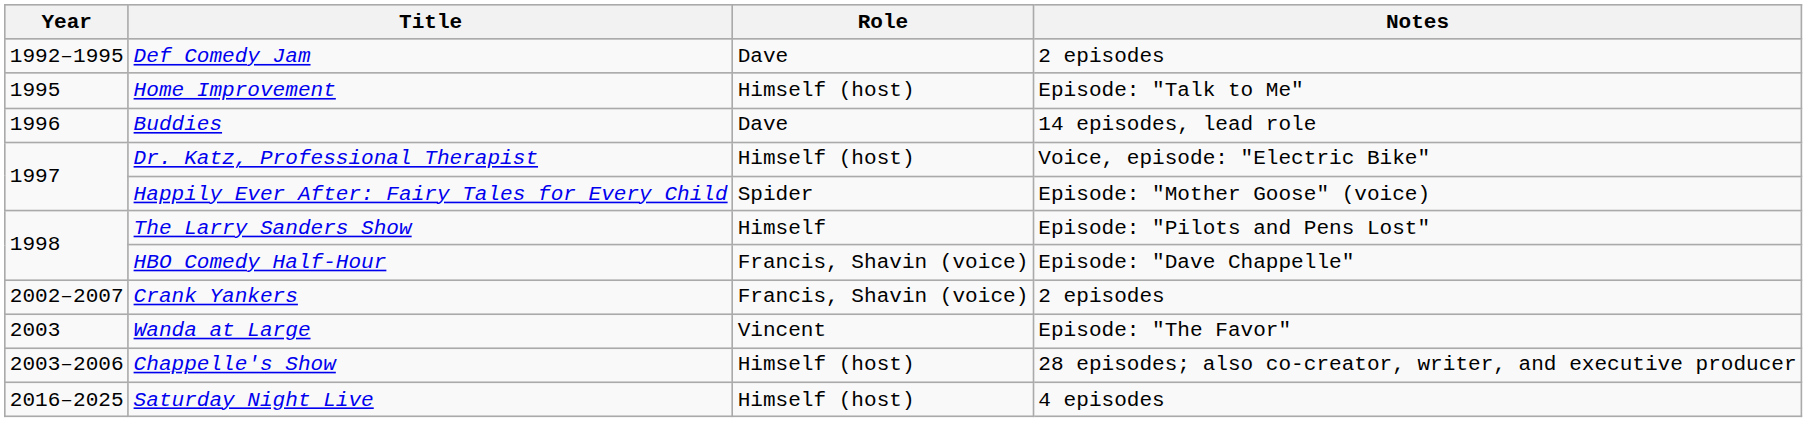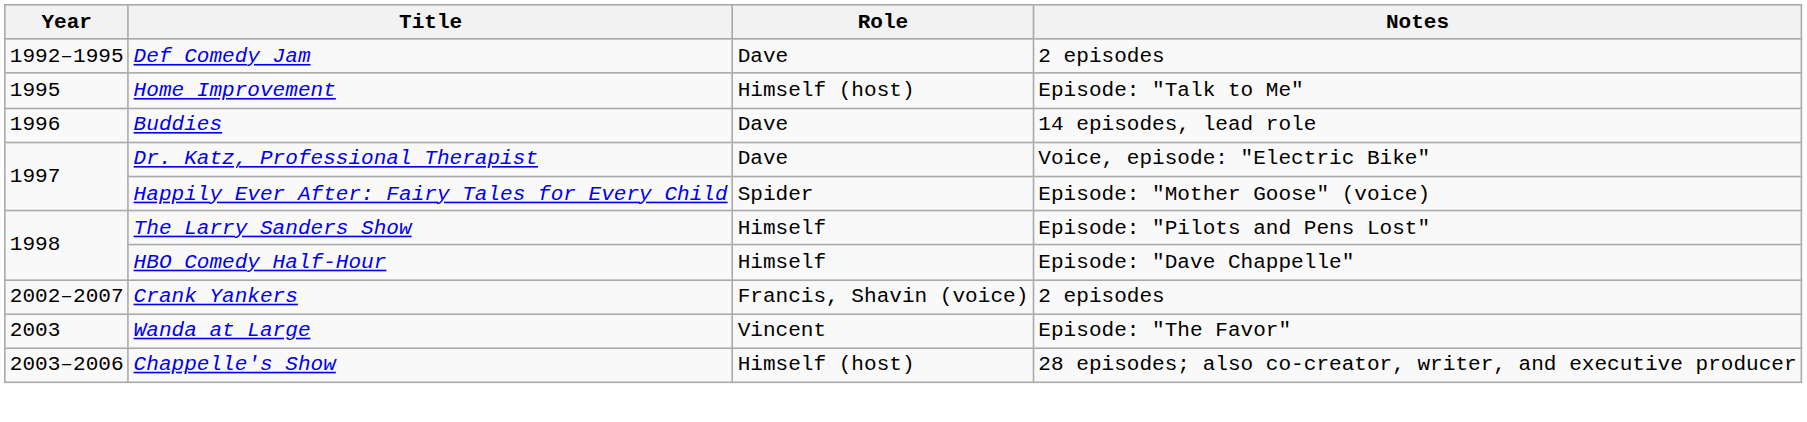(826, 159) Himself (host) -> (763, 159) Dave
(883, 262) Francis, Shavin (voice) -> (782, 262) Himself
- row: (254, 400)
